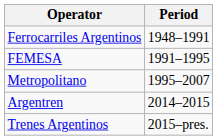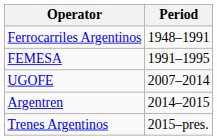- row: (47, 80)
+ row: (31, 80)
